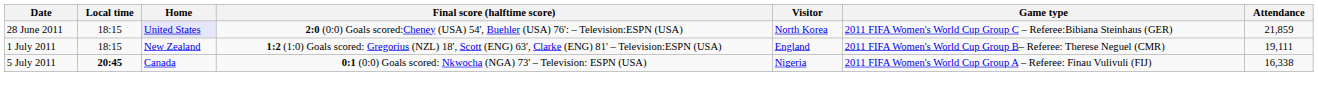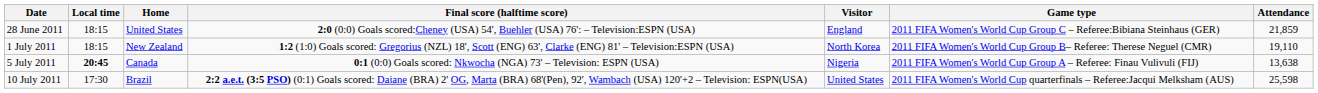(172, 29) lavender background -> (154, 29) no background
(801, 29) North Korea -> (845, 29) England
(792, 46) England -> (854, 46) North Korea
(1279, 46) 19,111 -> (1283, 46) 19,110
(1279, 63) 16,338 -> (1283, 63) 13,638
+ row: (34, 79)
